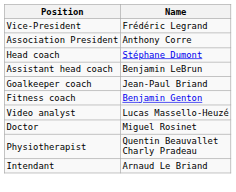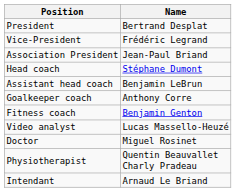+ row: (30, 26)
(157, 40) Anthony Corre -> (165, 55) Jean-Paul Briand
(165, 84) Jean-Paul Briand -> (157, 98) Anthony Corre
